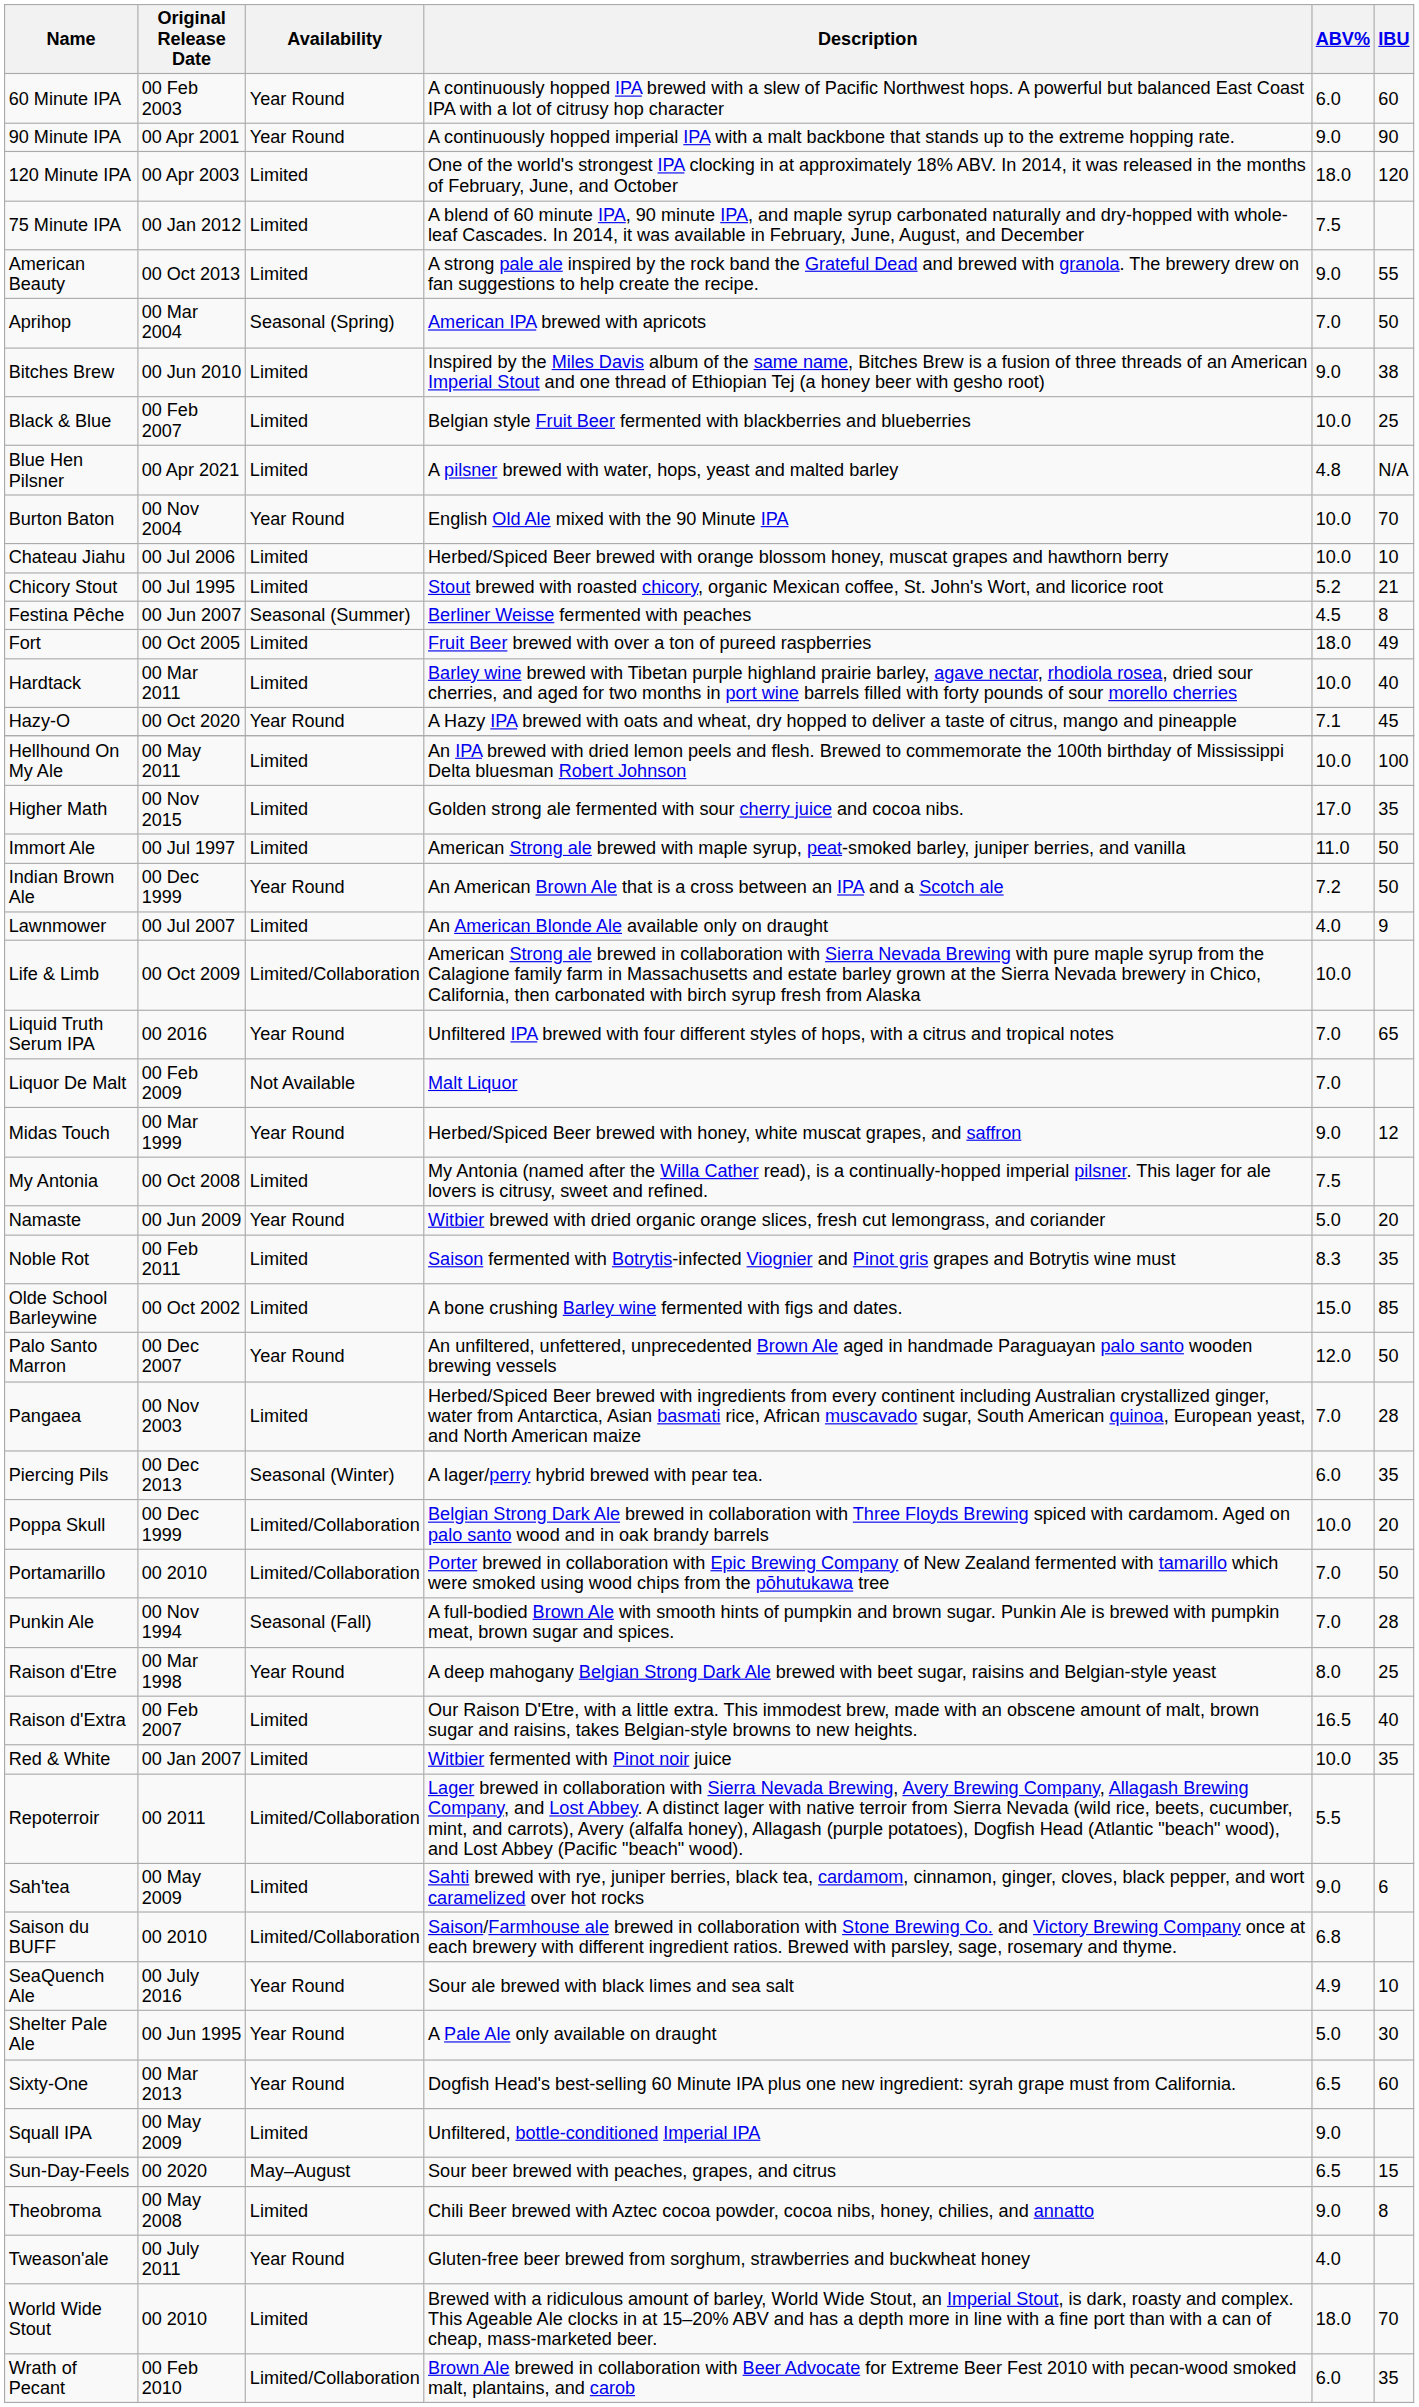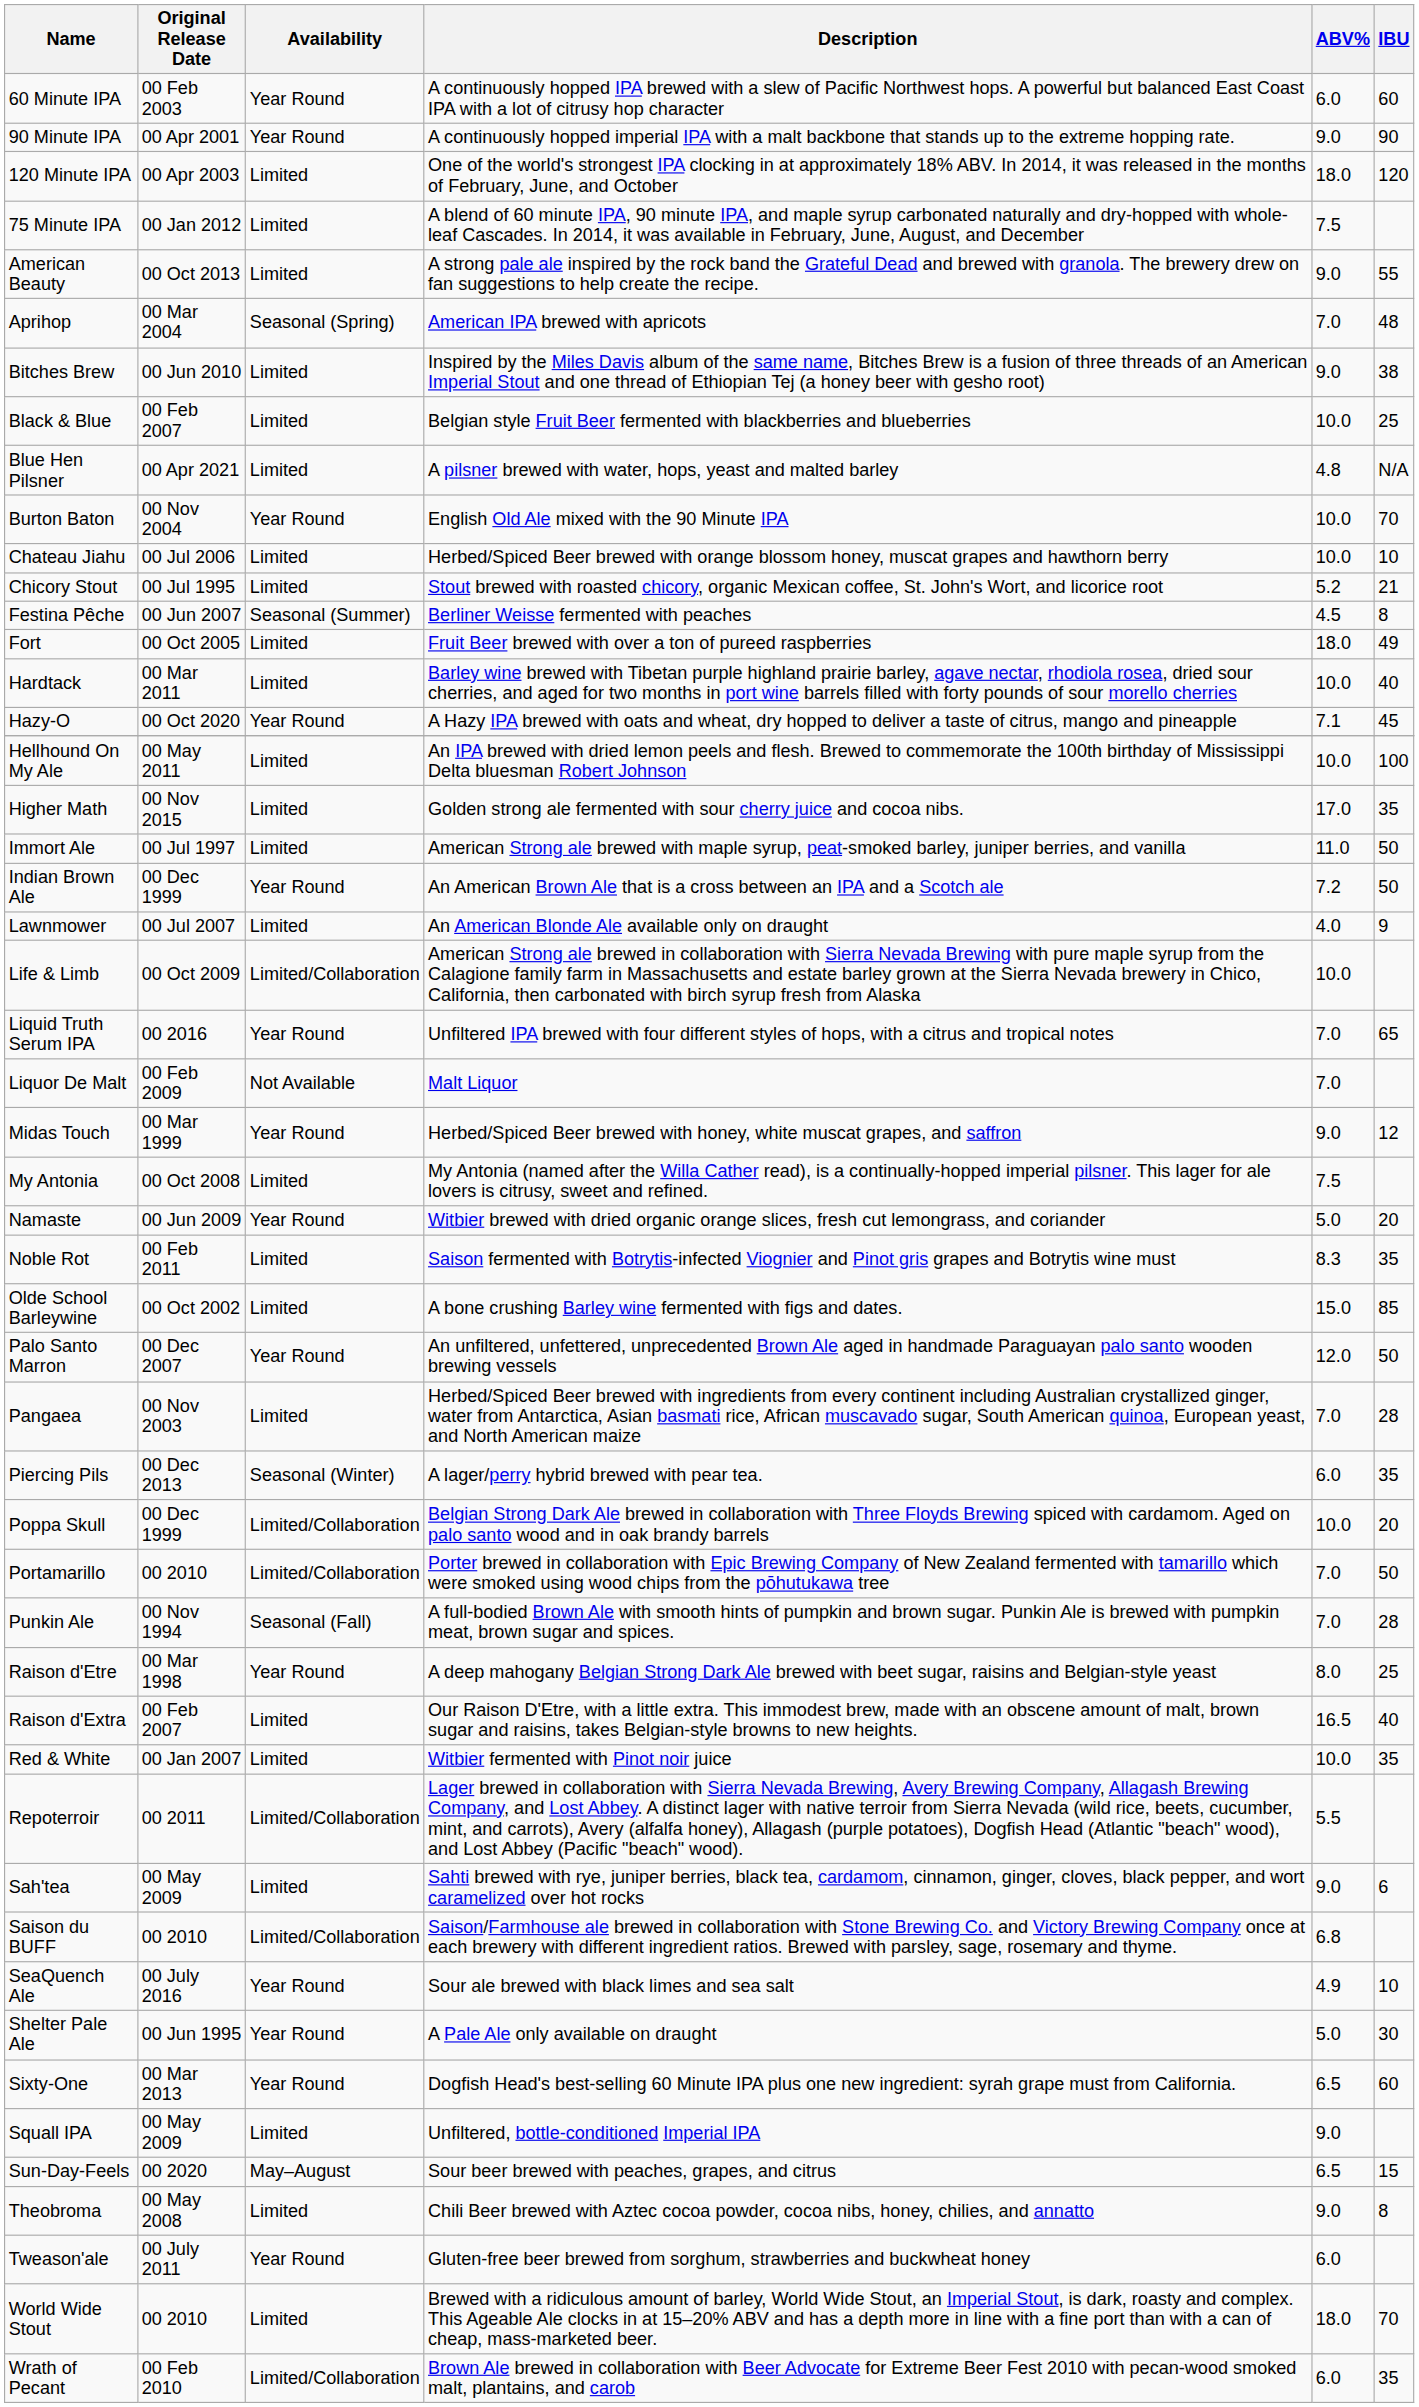(1388, 323) 50 -> (1388, 323) 48
(1328, 2259) 4.0 -> (1328, 2259) 6.0
